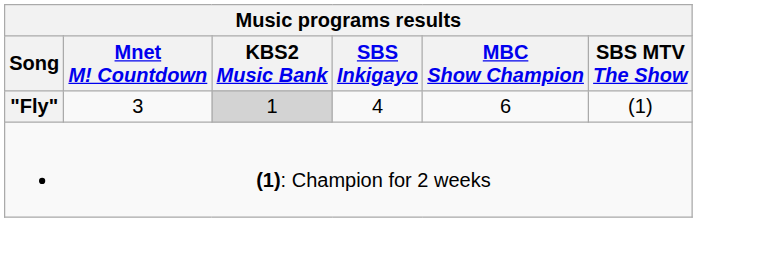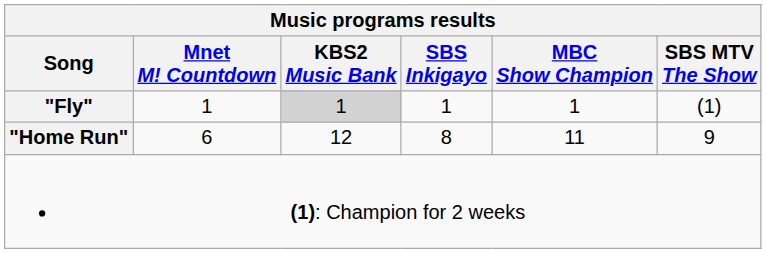(138, 106) 3 -> (207, 106) 1
(377, 106) 4 -> (446, 106) 1
(506, 106) 6 -> (575, 106) 1
+ row: (69, 138)
